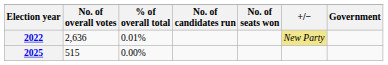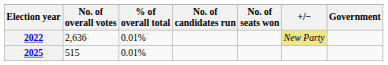(133, 53) 0.00% -> (133, 53) 0.01%
